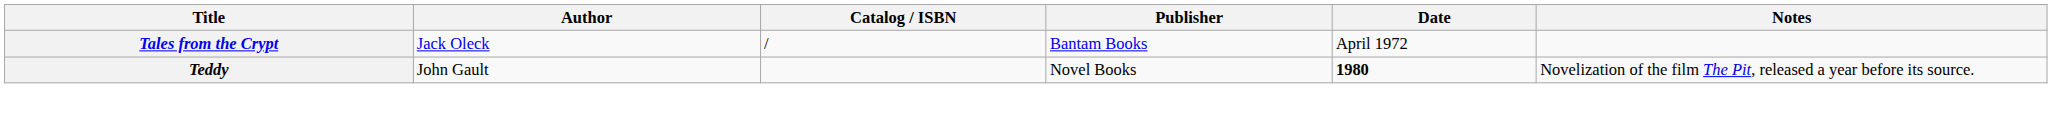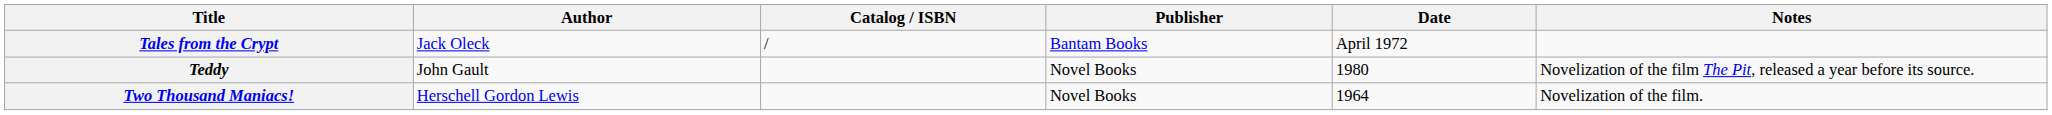(1352, 69) bold -> (1352, 69) normal
+ row: (209, 95)
